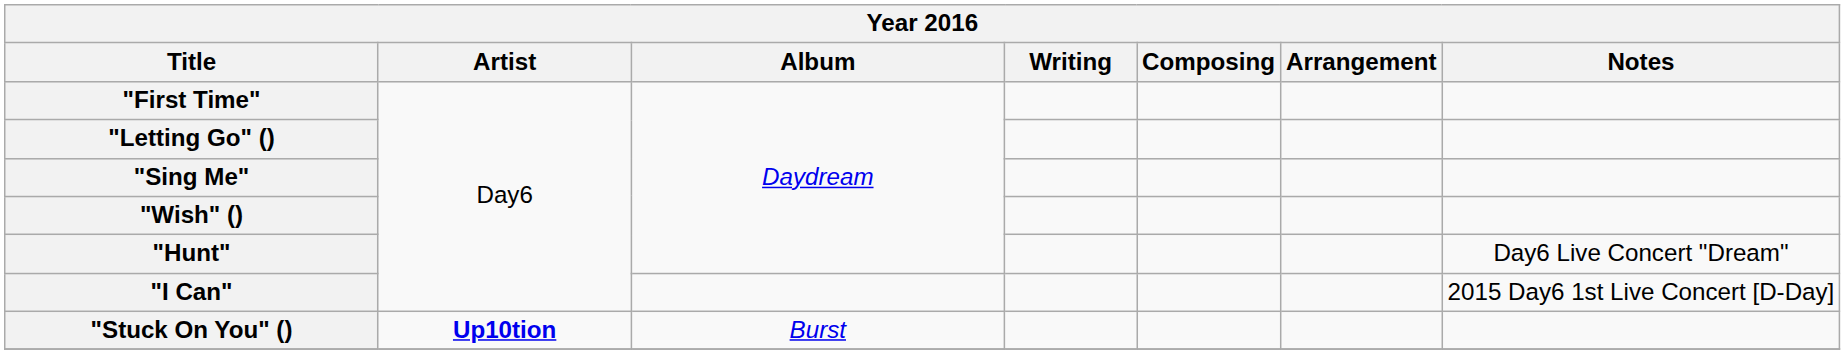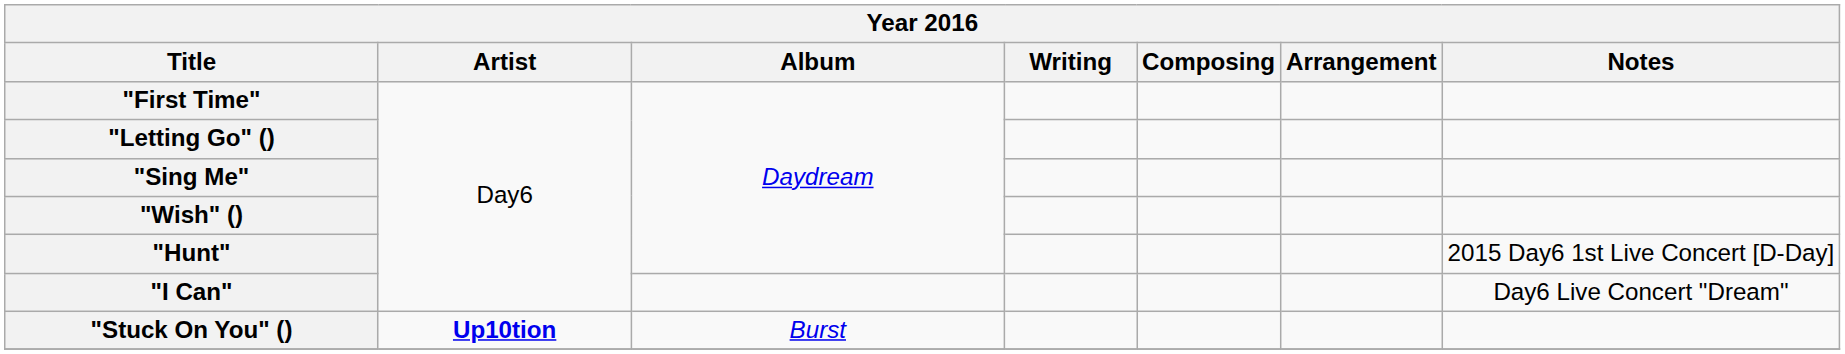(1641, 253) Day6 Live Concert "Dream" -> (1641, 253) 2015 Day6 1st Live Concert [D-Day]
(1641, 291) 2015 Day6 1st Live Concert [D-Day] -> (1641, 291) Day6 Live Concert "Dream"
